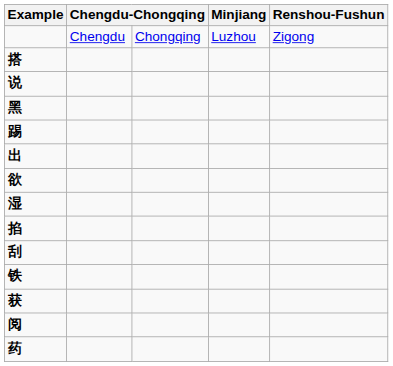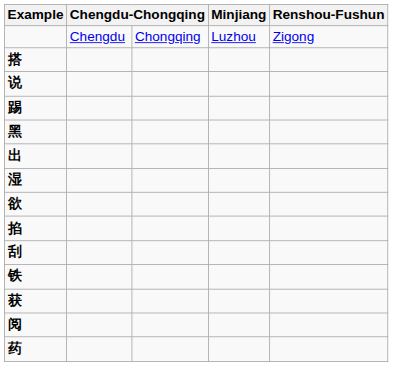rows swapped: (14, 107) <-> (14, 131)
rows swapped: (14, 179) <-> (14, 203)
